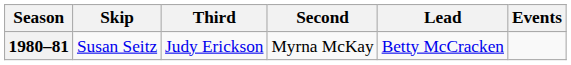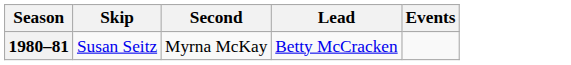- column: (214, 18)
